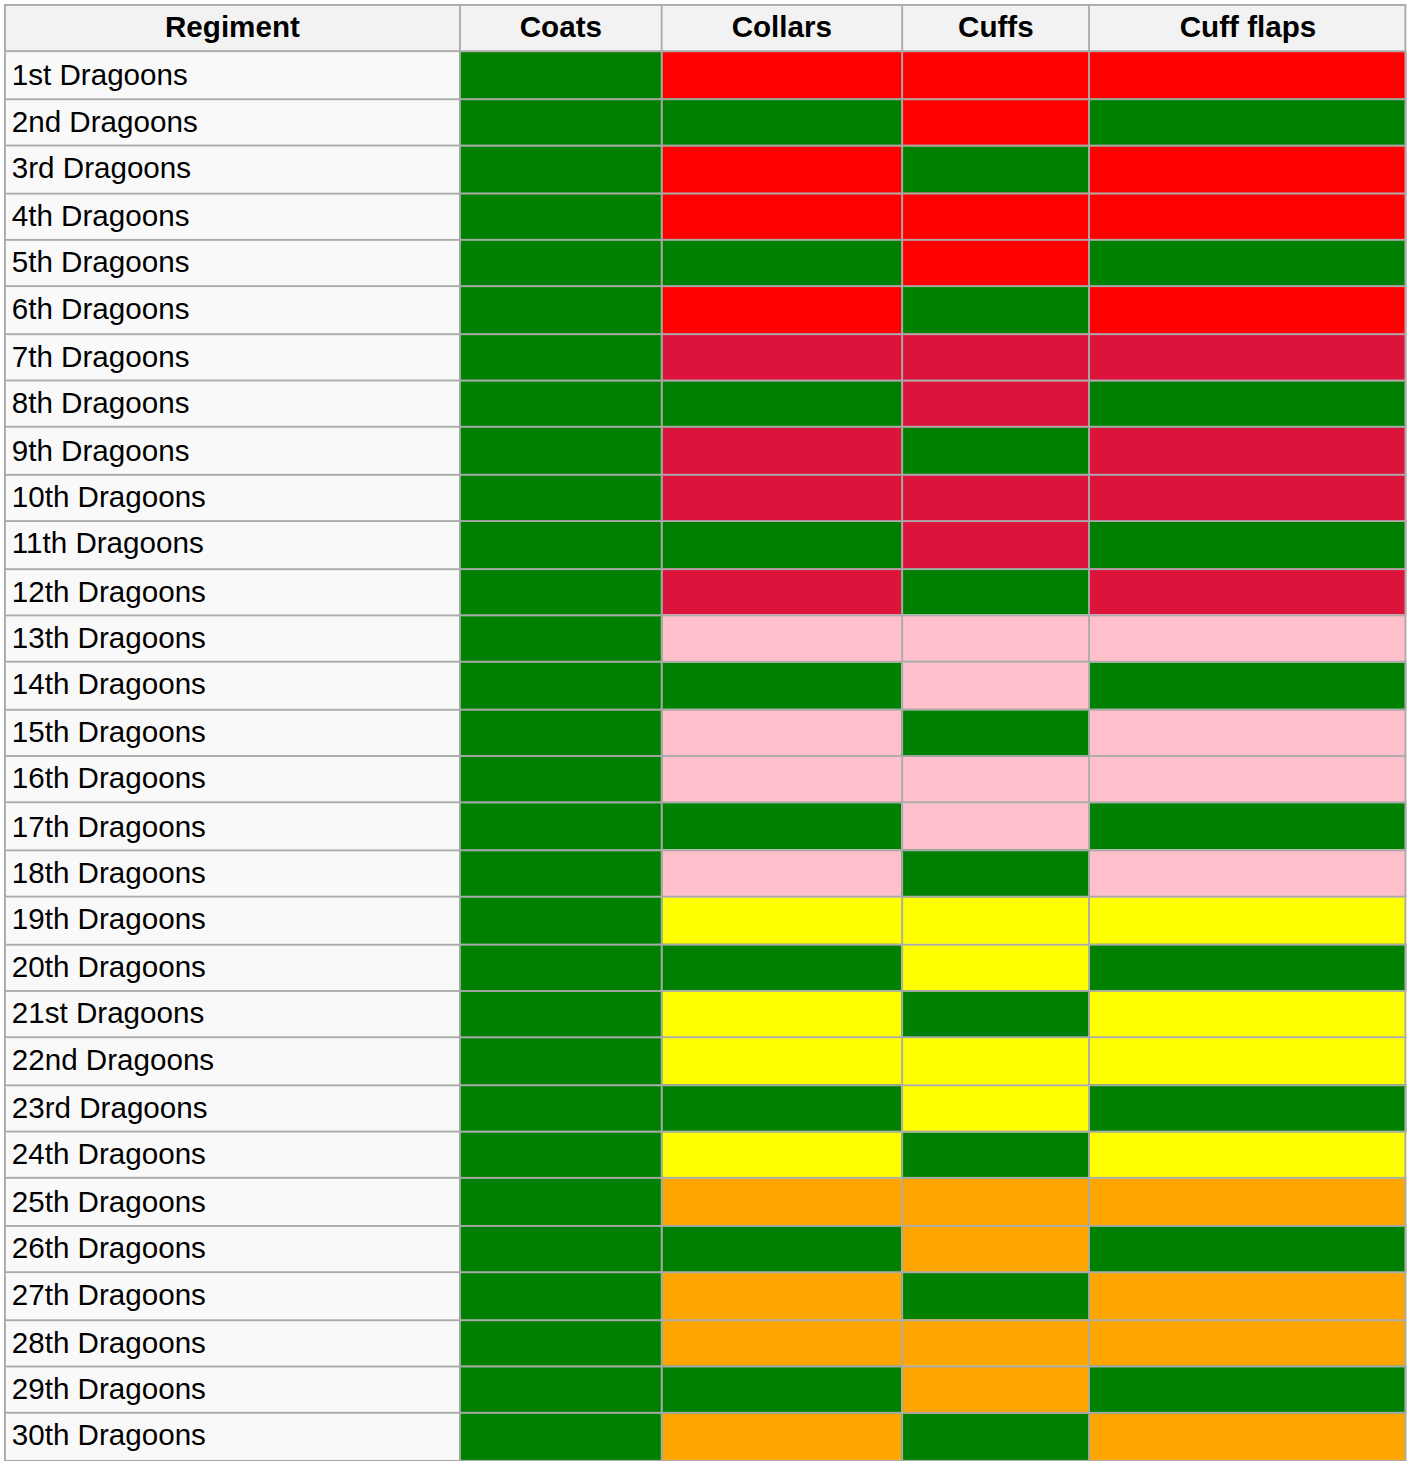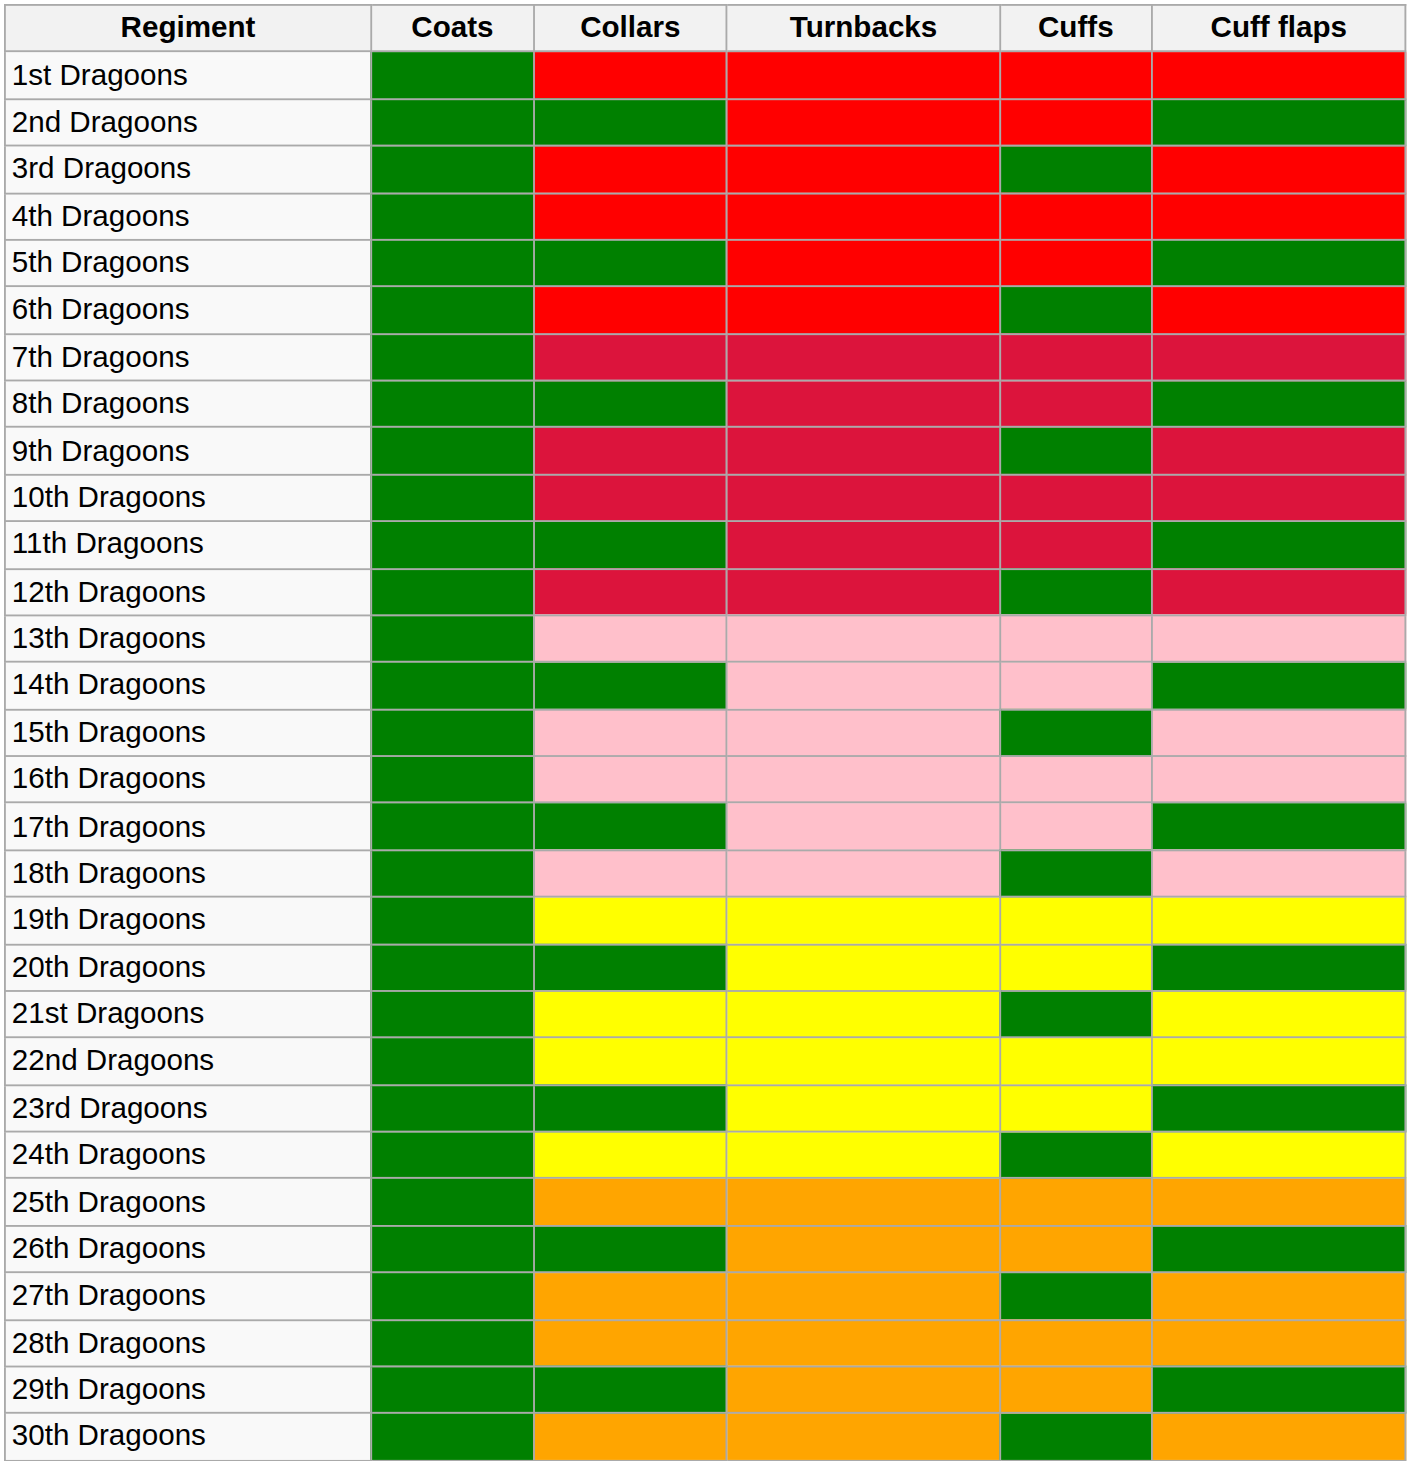+ column: (864, 27)
